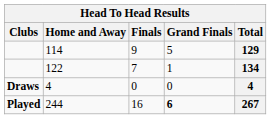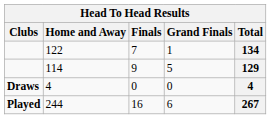rows swapped: (54, 50) <-> (54, 68)
(170, 104) bold -> (170, 104) normal
